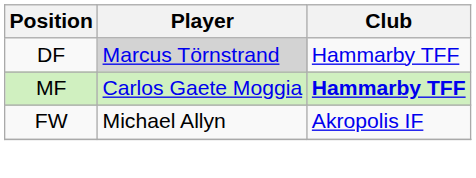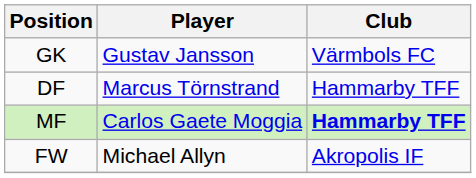+ row: (51, 54)
(191, 54) lightgrey background -> (191, 88) no background
